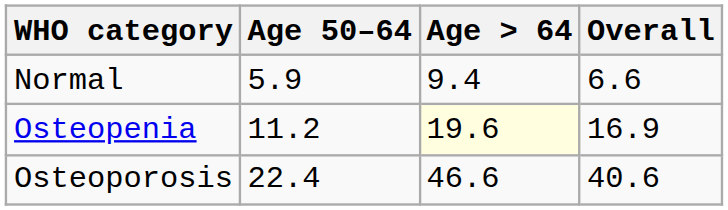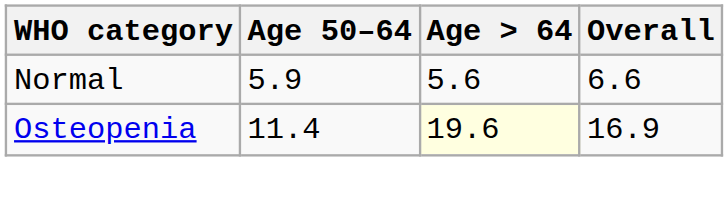(454, 80) 9.4 -> (454, 80) 5.6
(284, 130) 11.2 -> (284, 130) 11.4
- row: (124, 179)
